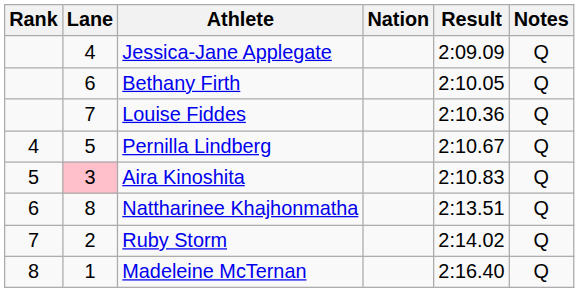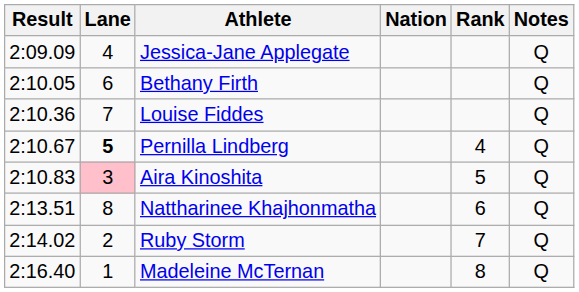columns swapped: (33, 20) <-> (471, 20)
(90, 146) normal -> (108, 146) bold
